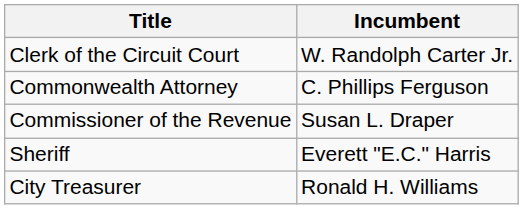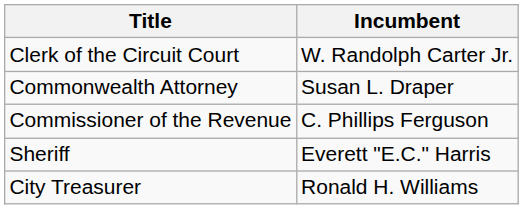(395, 87) C. Phillips Ferguson -> (377, 87) Susan L. Draper
(377, 120) Susan L. Draper -> (395, 120) C. Phillips Ferguson
